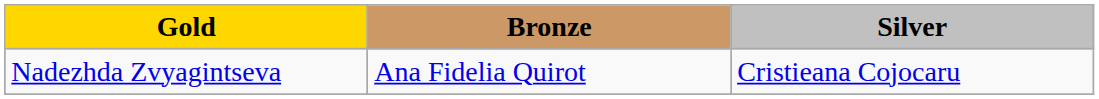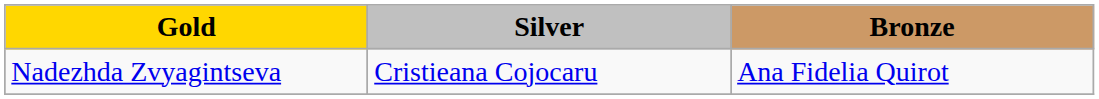columns swapped: (912, 26) <-> (549, 26)
